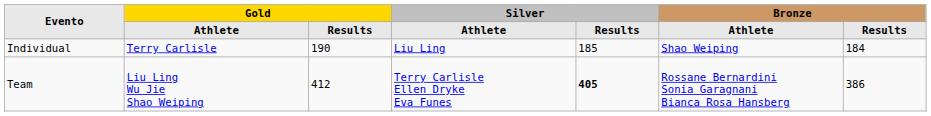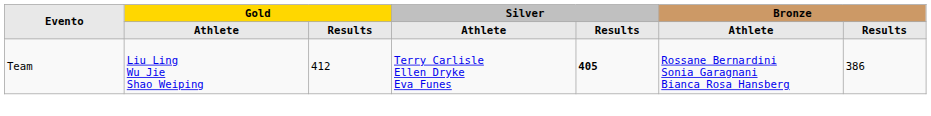- row: (39, 48)
